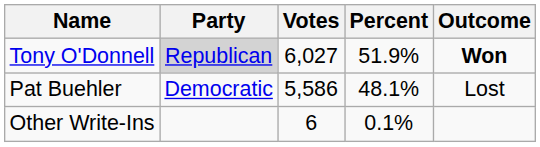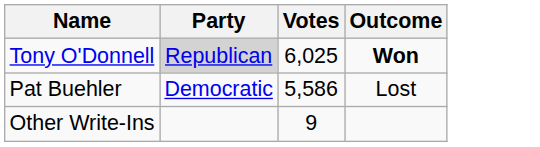- column: (389, 21)
(311, 55) 6,027 -> (311, 55) 6,025
(311, 123) 6 -> (311, 123) 9
